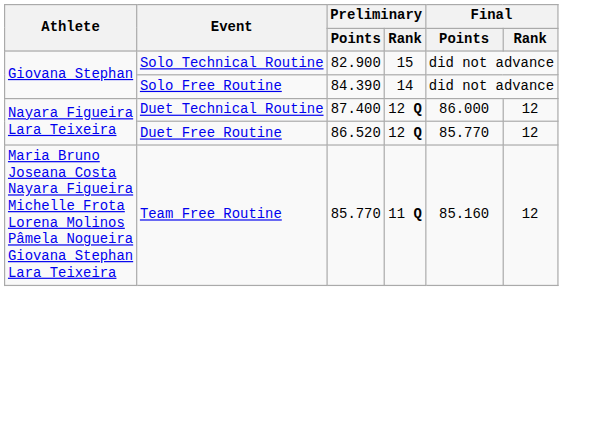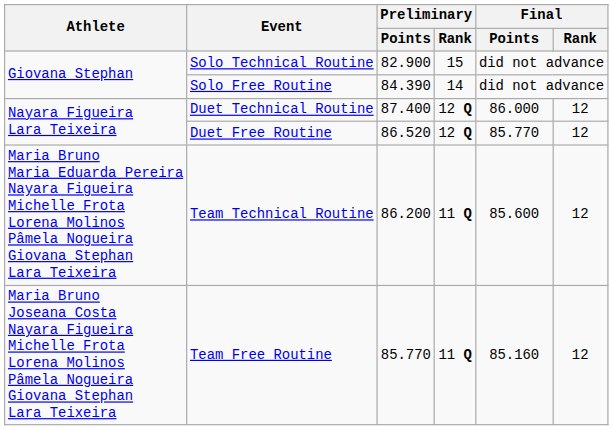+ row: (282, 215)
